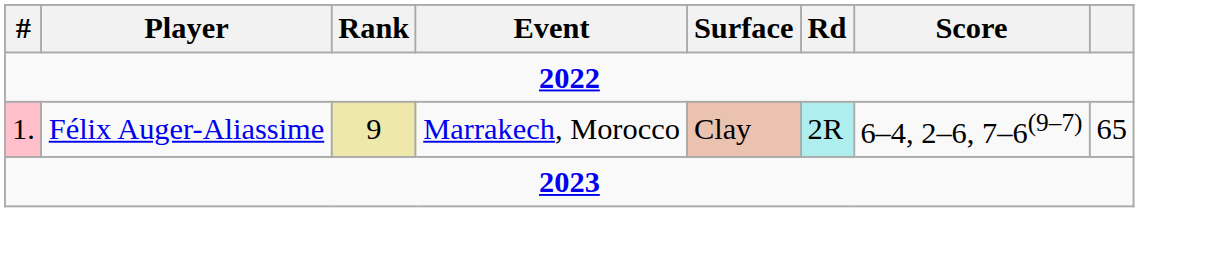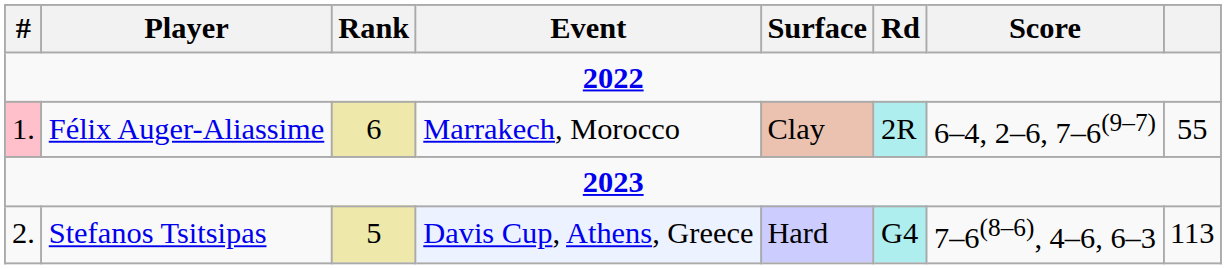(374, 129) 9 -> (374, 129) 6
(1112, 129) 65 -> (1192, 129) 55
+ row: (158, 233)
